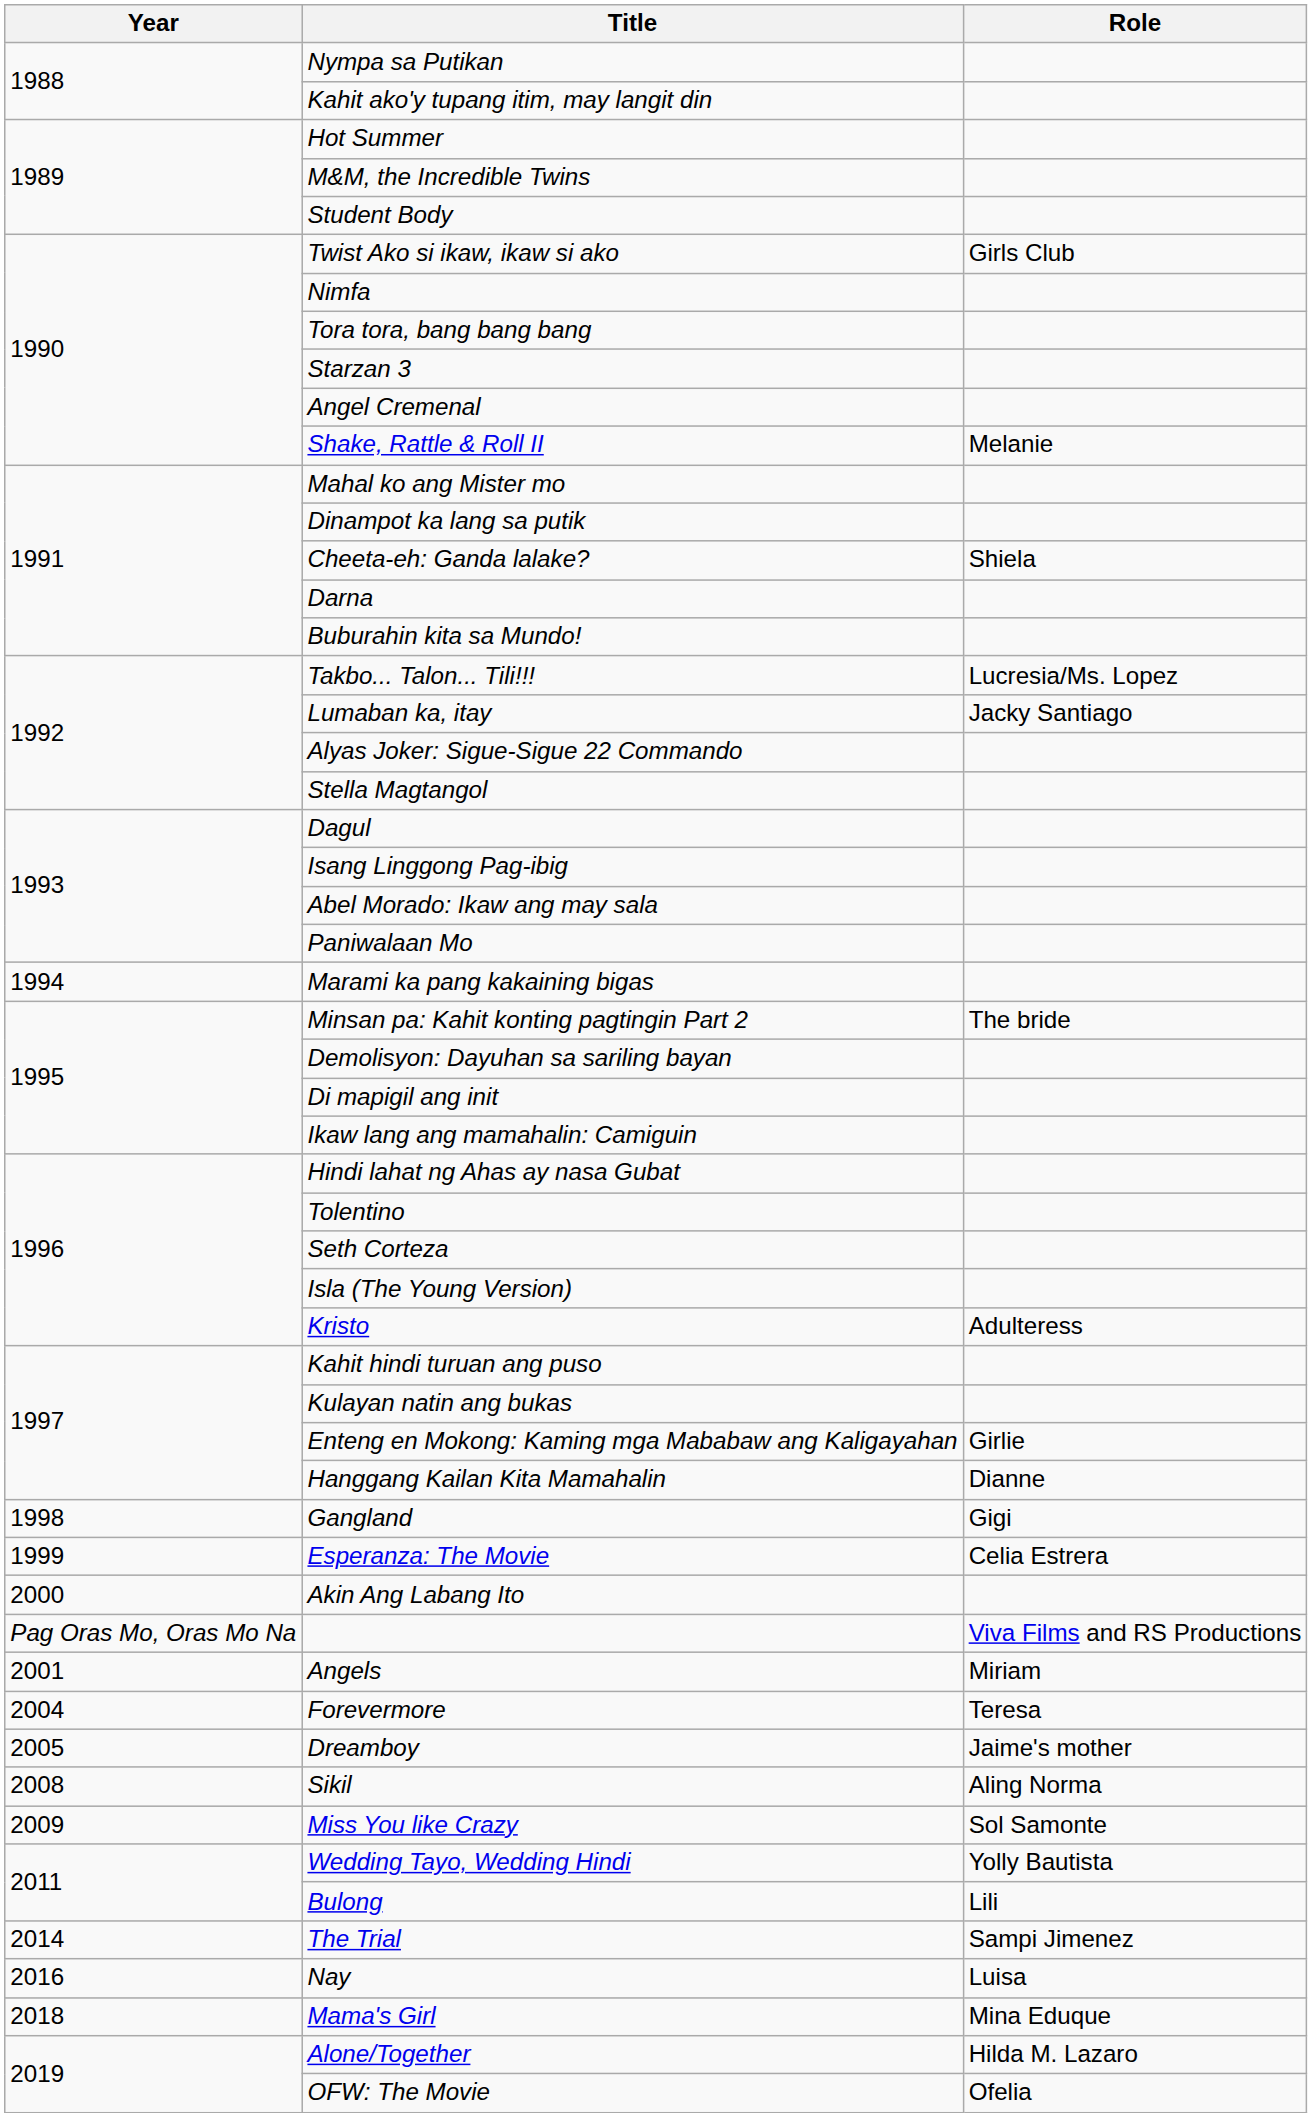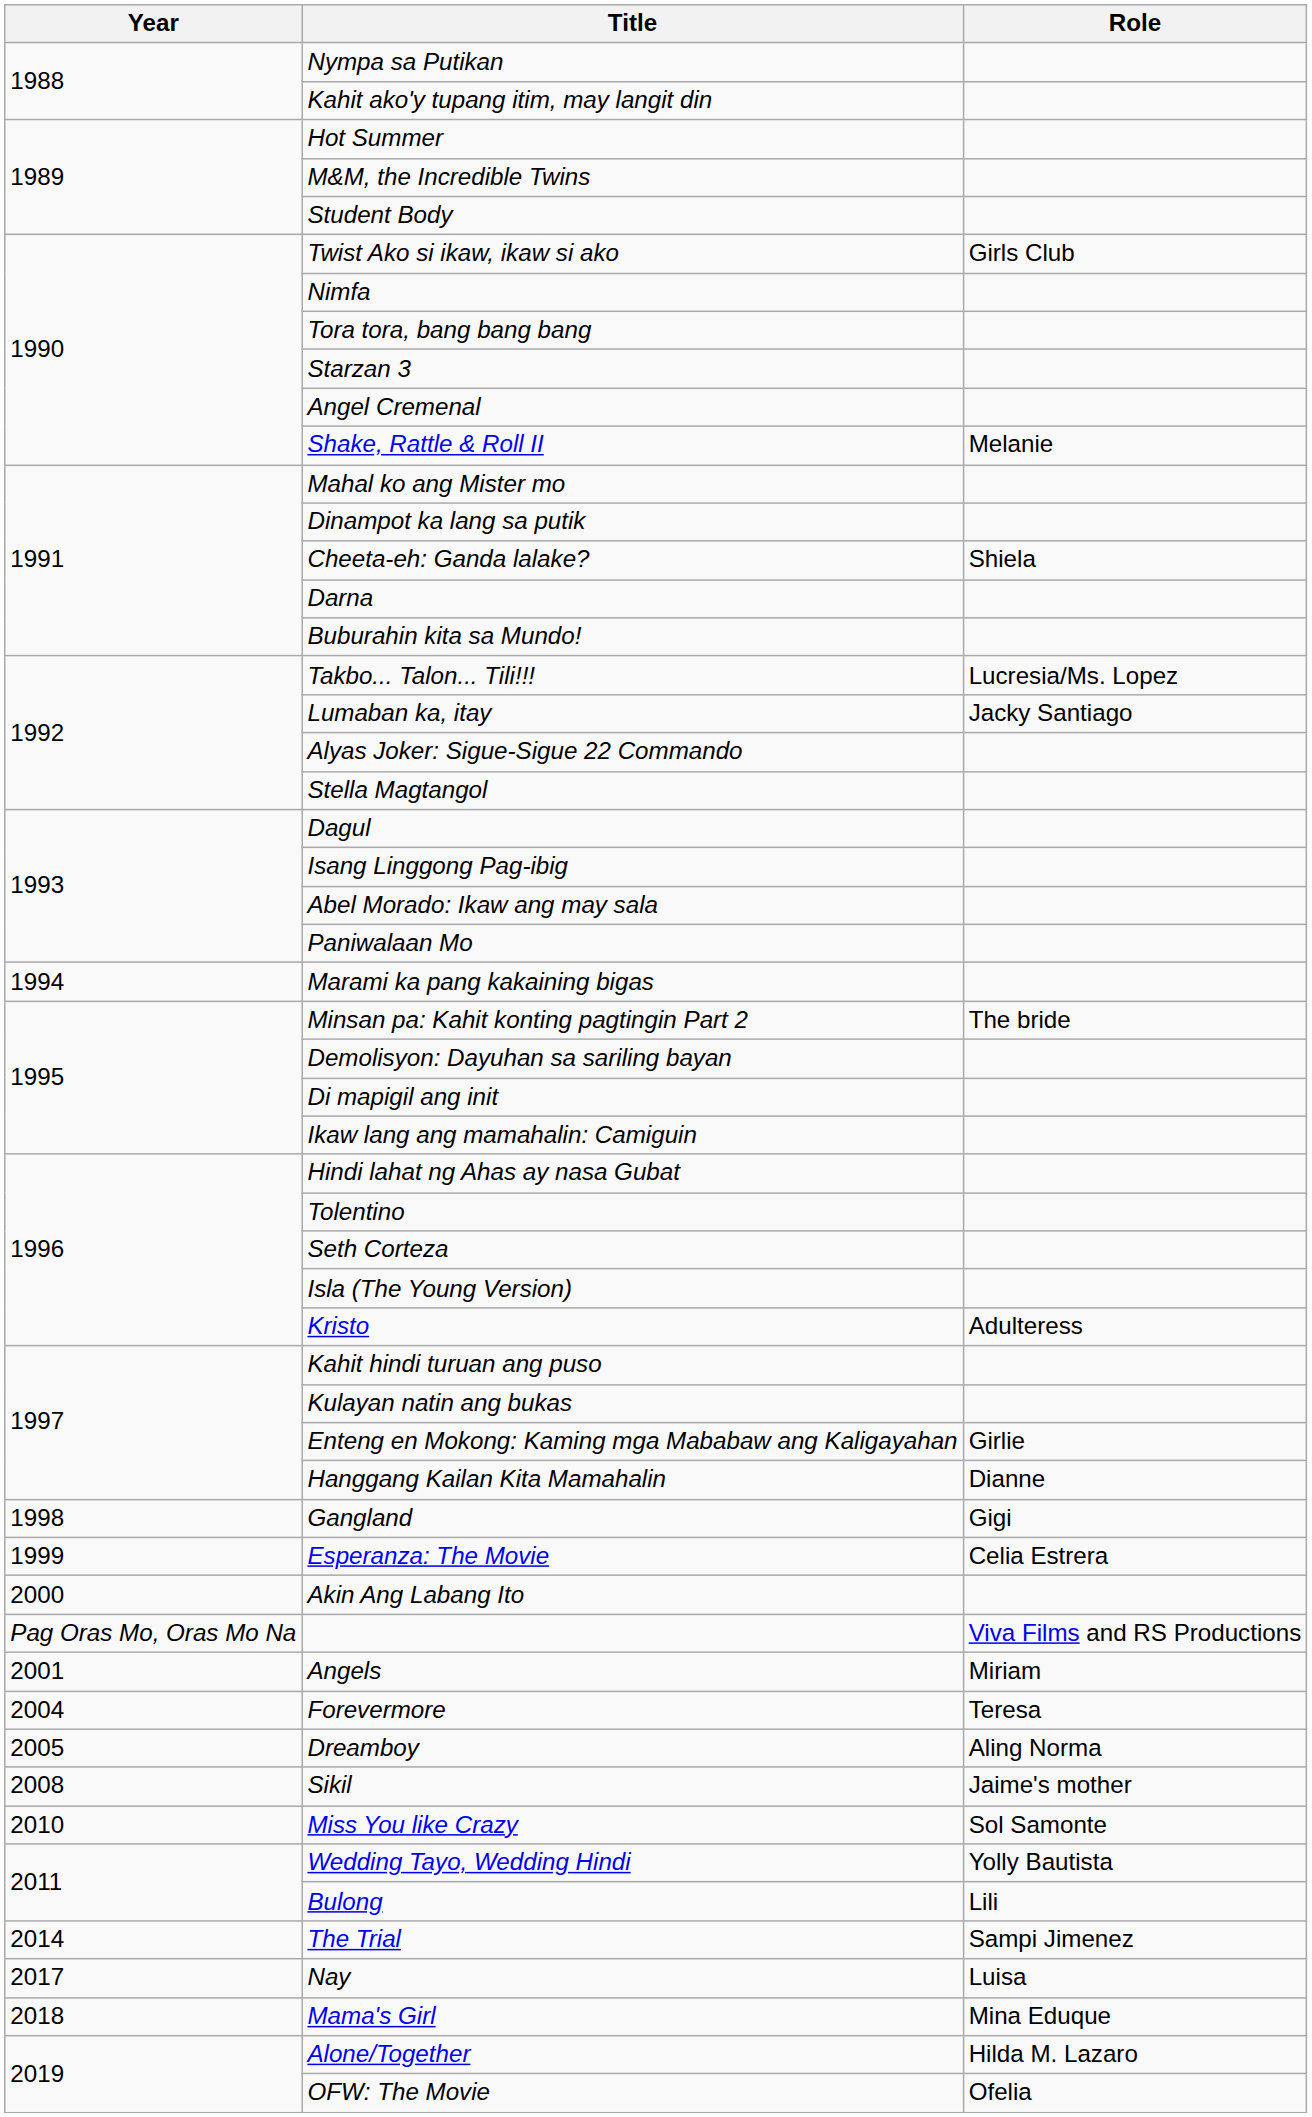(1050, 1747) Jaime's mother -> (1035, 1747) Aling Norma
(1035, 1786) Aling Norma -> (1050, 1786) Jaime's mother
(37, 1824) 2009 -> (37, 1824) 2010
(37, 1977) 2016 -> (37, 1977) 2017
